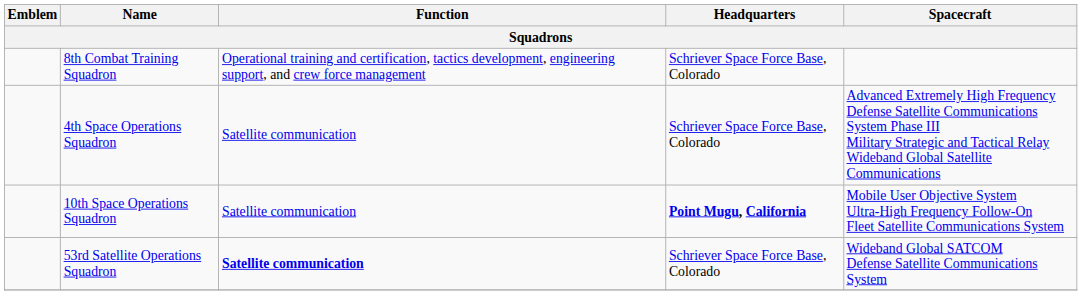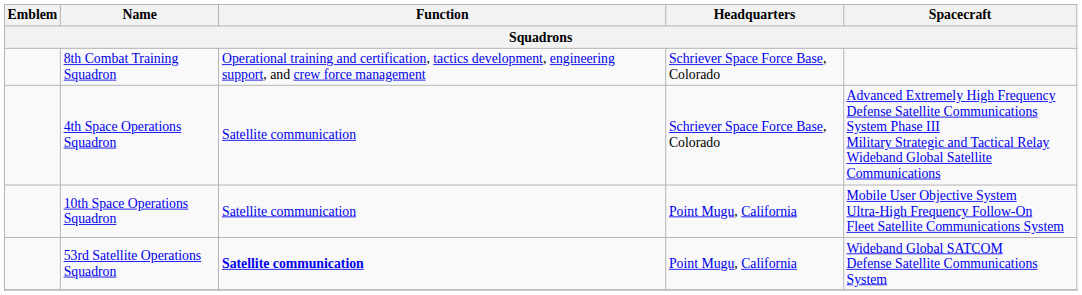(738, 211) bold -> (733, 211) normal
(748, 263) Schriever Space Force Base, Colorado -> (733, 263) Point Mugu, California
